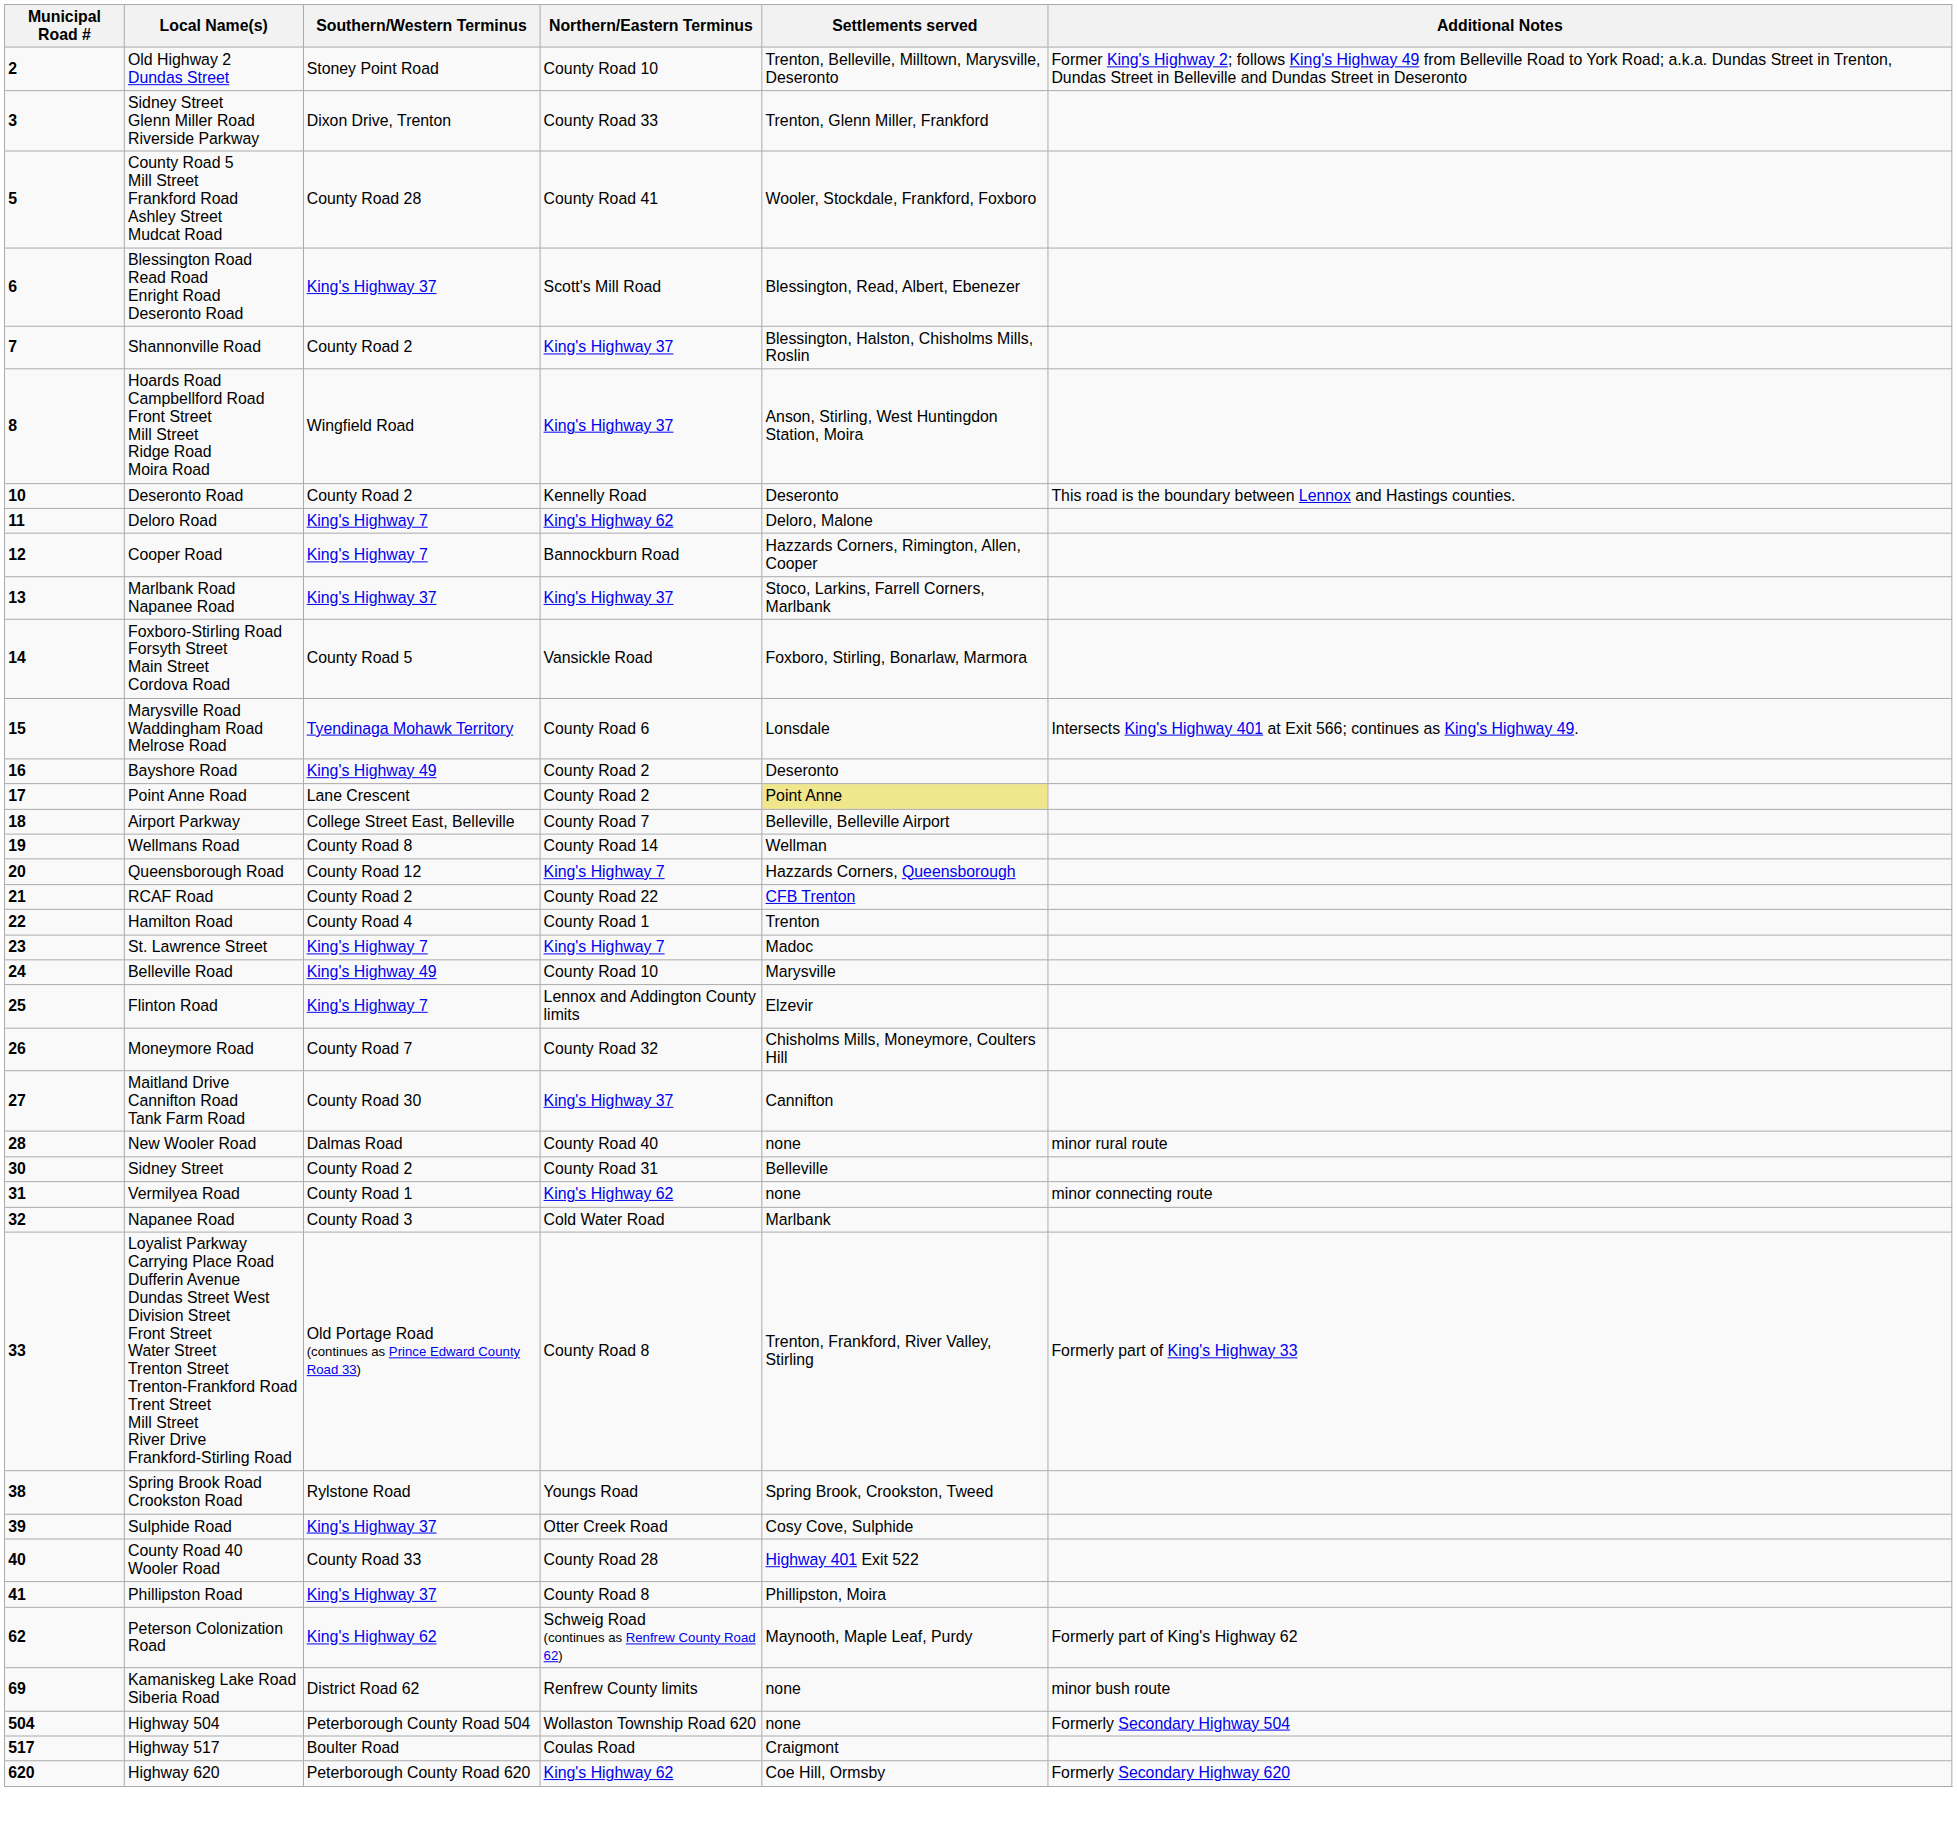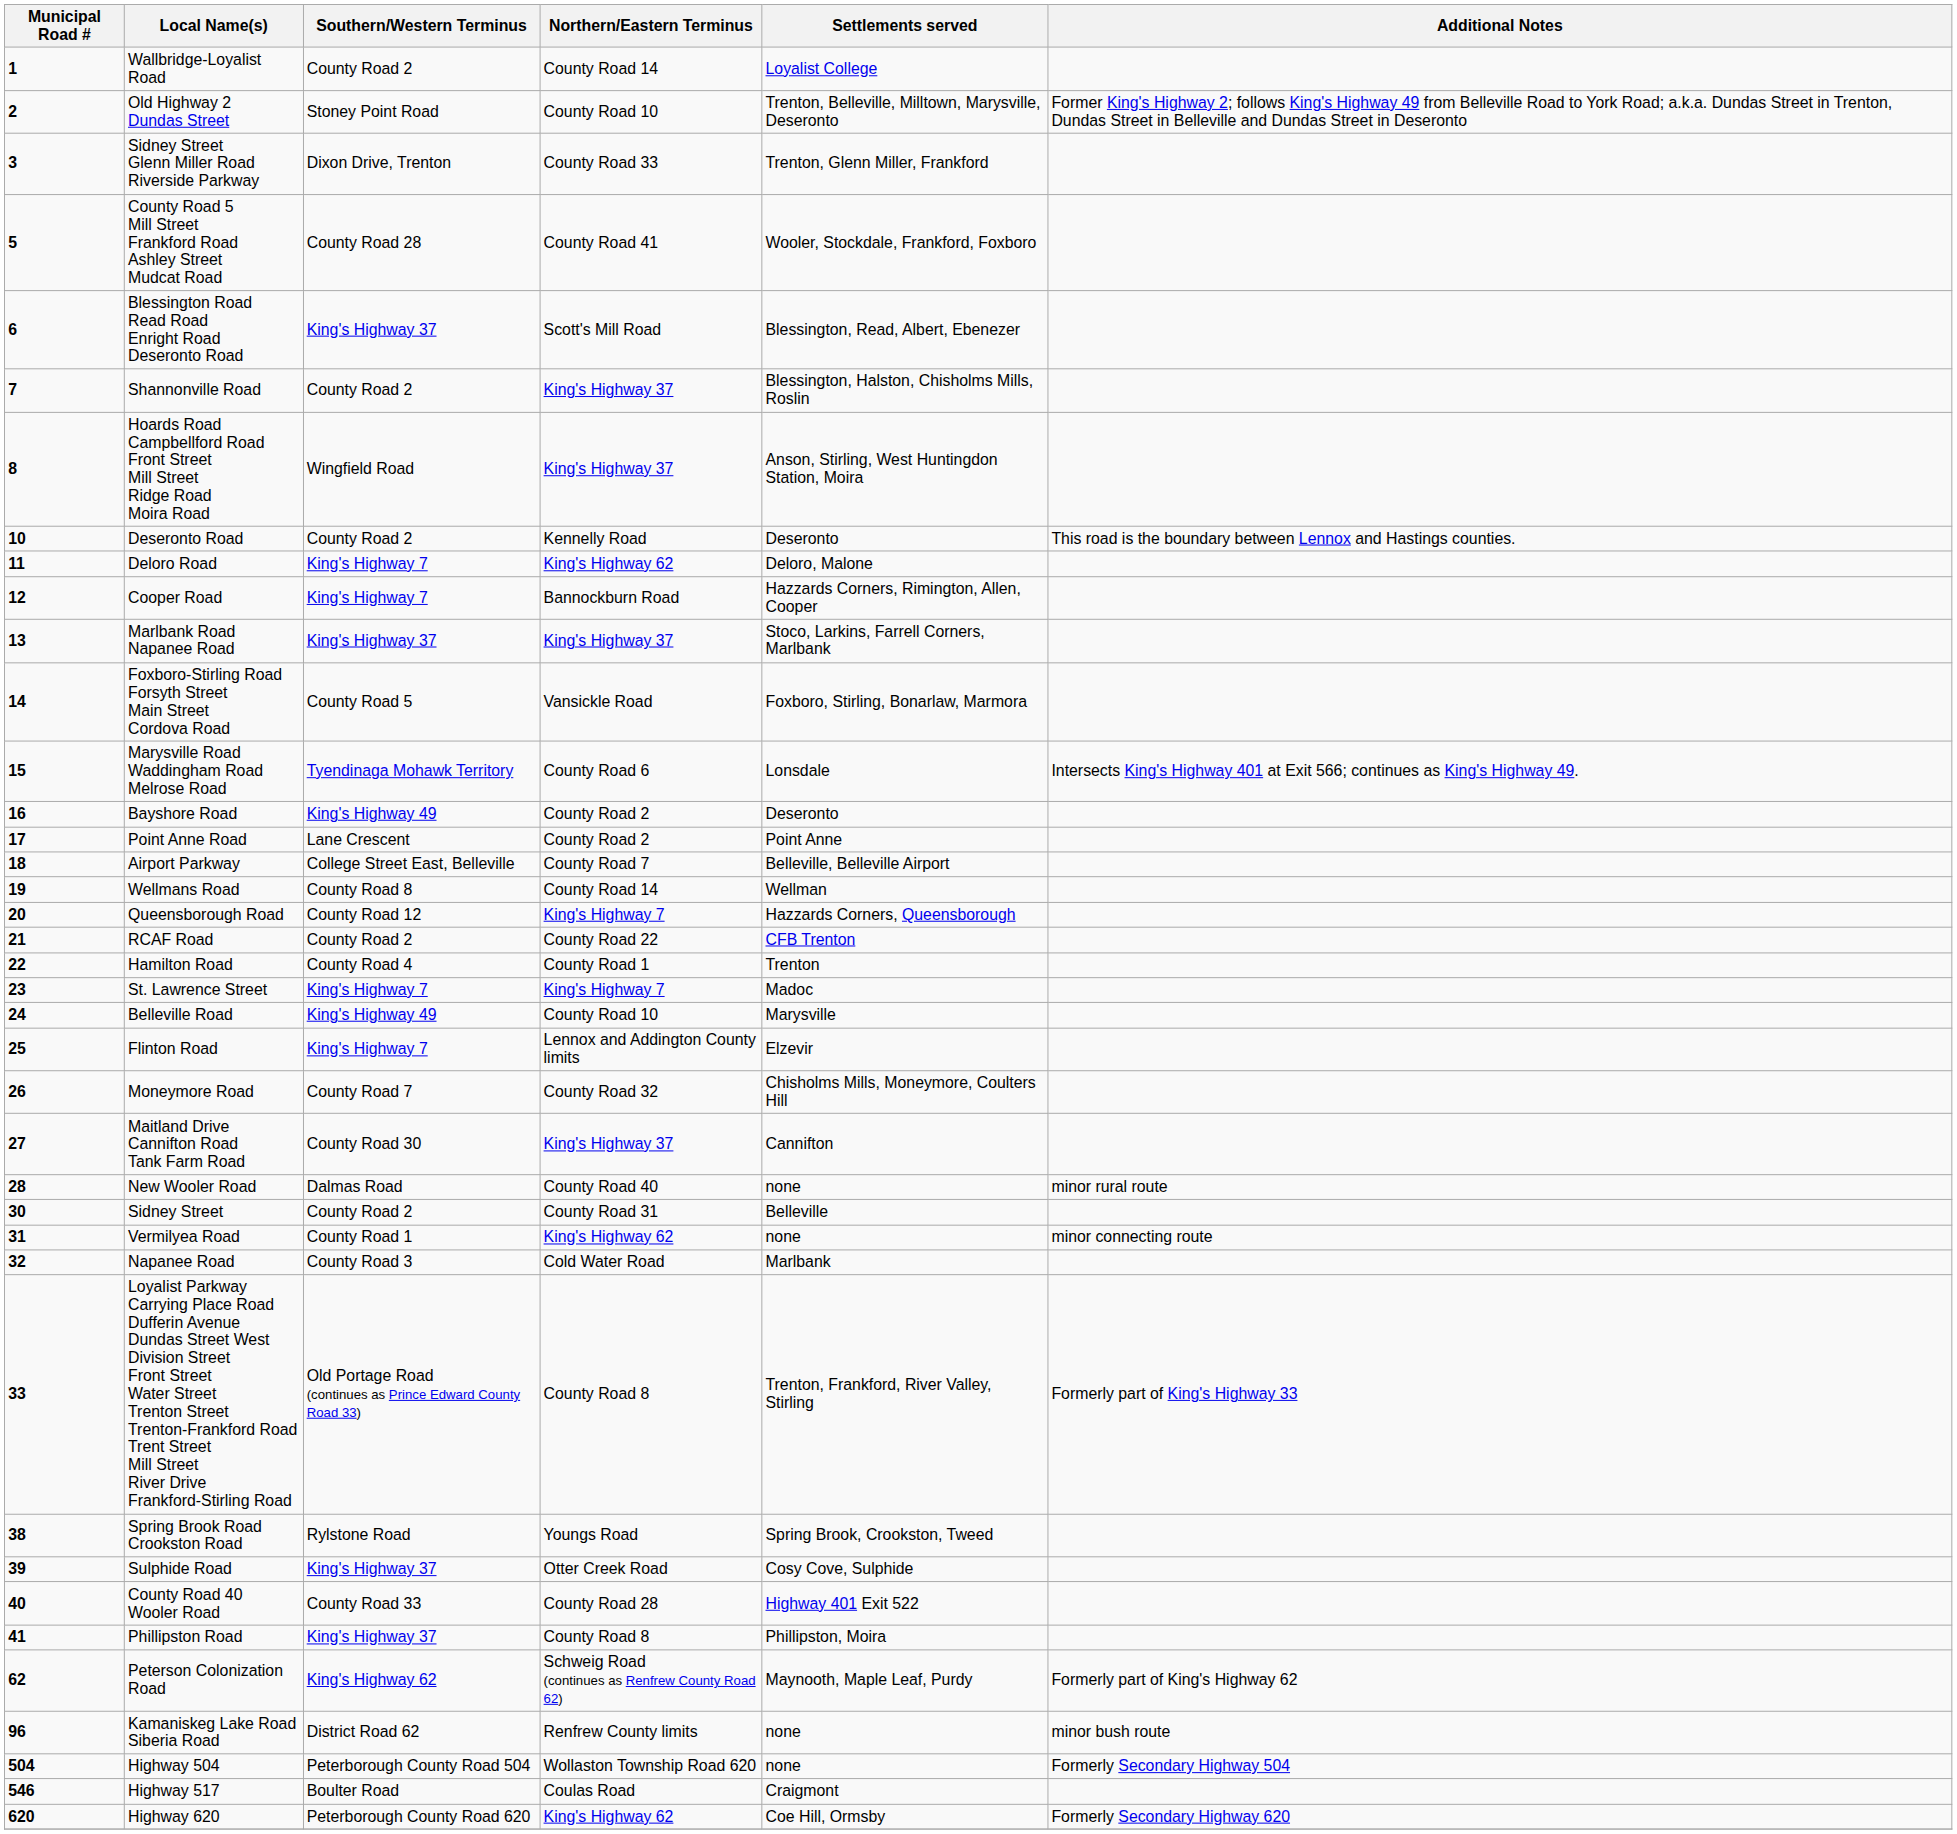+ row: (195, 68)
(804, 796) khaki background -> (804, 839) no background
(17, 1689) 69 -> (17, 1732) 96
(21, 1748) 517 -> (21, 1791) 546
